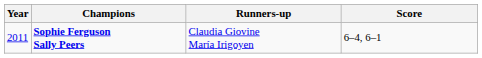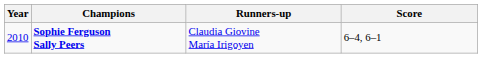(18, 37) 2011 -> (18, 37) 2010
